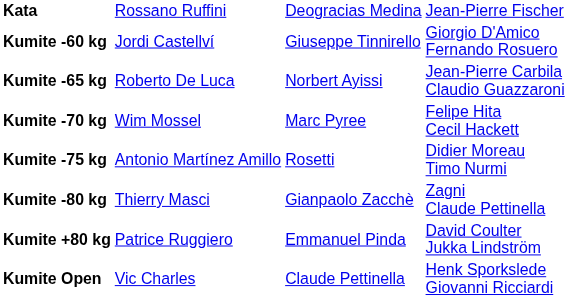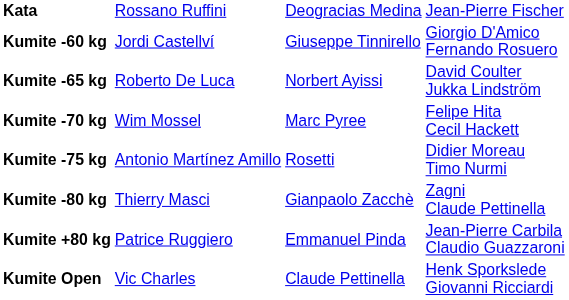(495, 81) Jean-Pierre Carbila Claudio Guazzaroni -> (483, 81) David Coulter Jukka Lindström
(483, 239) David Coulter Jukka Lindström -> (495, 239) Jean-Pierre Carbila Claudio Guazzaroni
